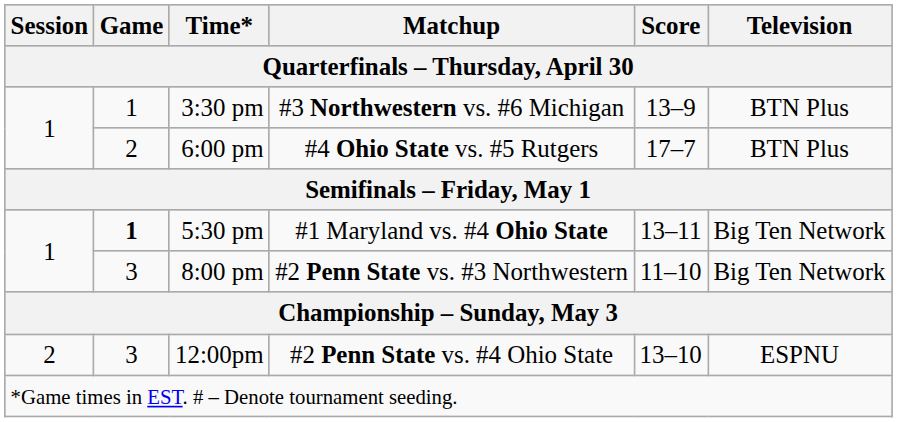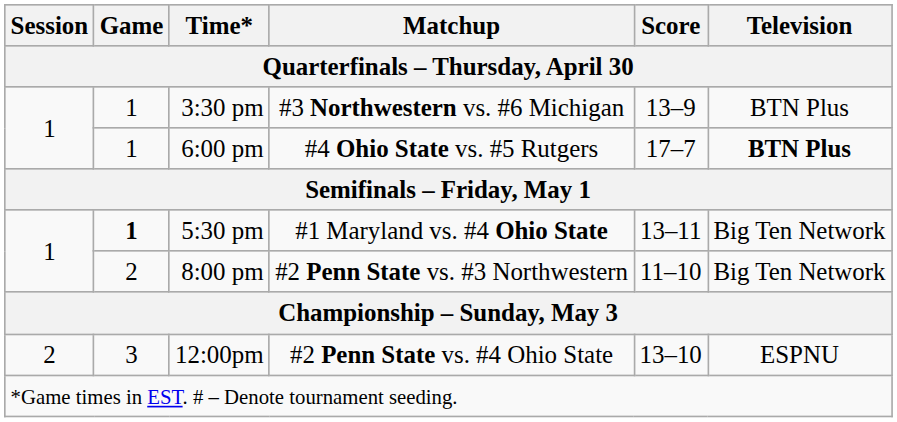(132, 148) 2 -> (132, 148) 1
(799, 148) normal -> (799, 148) bold
(132, 271) 3 -> (132, 271) 2
